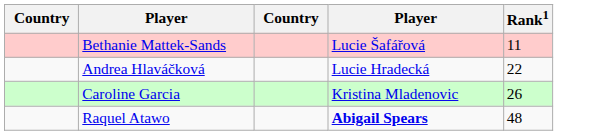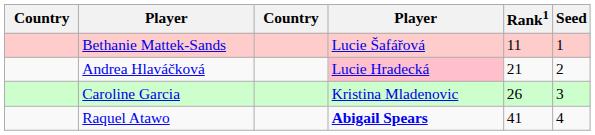+ column: (571, 18)
(380, 69) no background -> (380, 69) pink background
(514, 69) 22 -> (514, 69) 21
(514, 118) 48 -> (514, 118) 41
